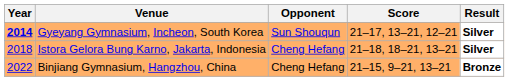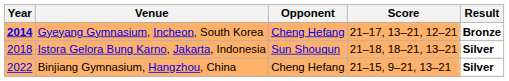(306, 32) Sun Shouqun -> (308, 32) Cheng Hefang
(478, 32) Silver -> (482, 32) Bronze
(308, 50) Cheng Hefang -> (306, 50) Sun Shouqun
(482, 68) Bronze -> (478, 68) Silver
